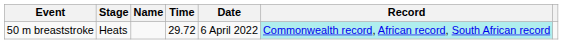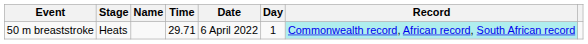+ column: (273, 13)
(182, 30) 29.72 -> (182, 30) 29.71
